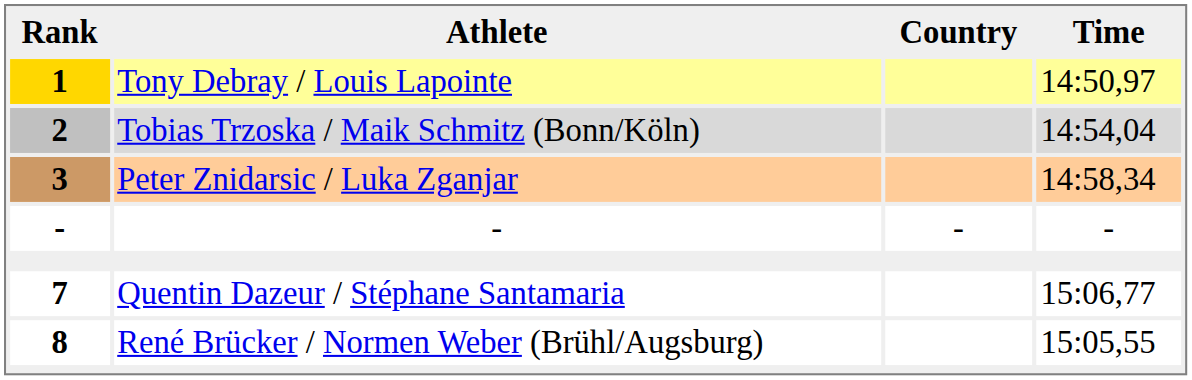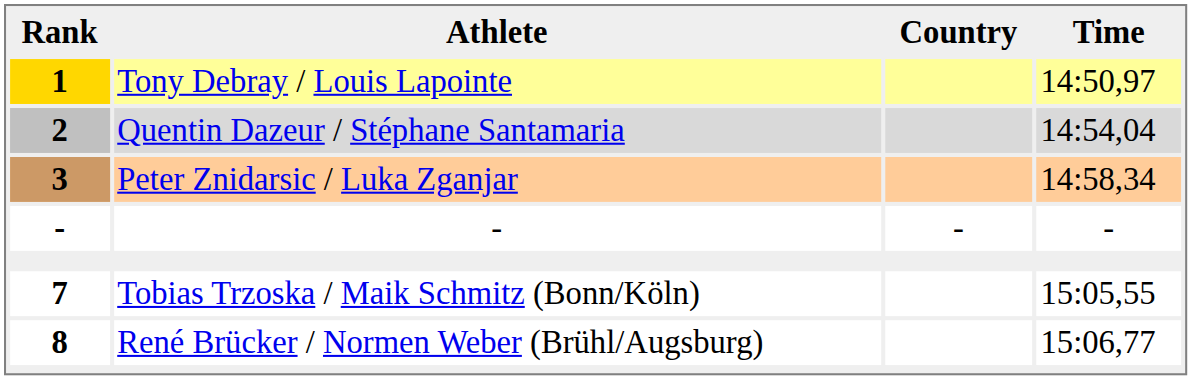(408, 129) Tobias Trzoska / Maik Schmitz (Bonn/Köln) -> (371, 129) Quentin Dazeur / Stéphane Santamaria
(371, 293) Quentin Dazeur / Stéphane Santamaria -> (408, 293) Tobias Trzoska / Maik Schmitz (Bonn/Köln)
(1098, 293) 15:06,77 -> (1098, 293) 15:05,55
(1098, 342) 15:05,55 -> (1098, 342) 15:06,77
